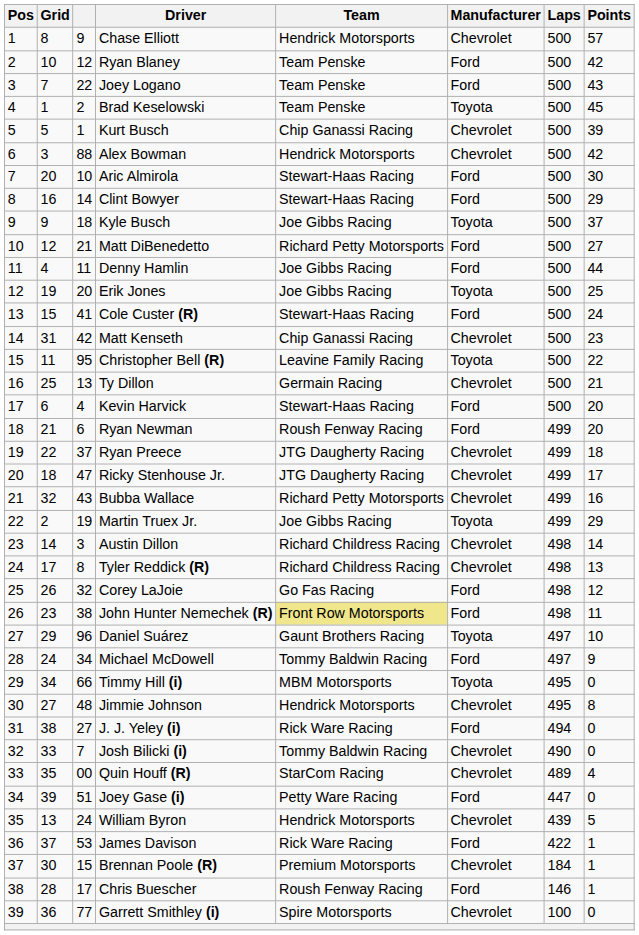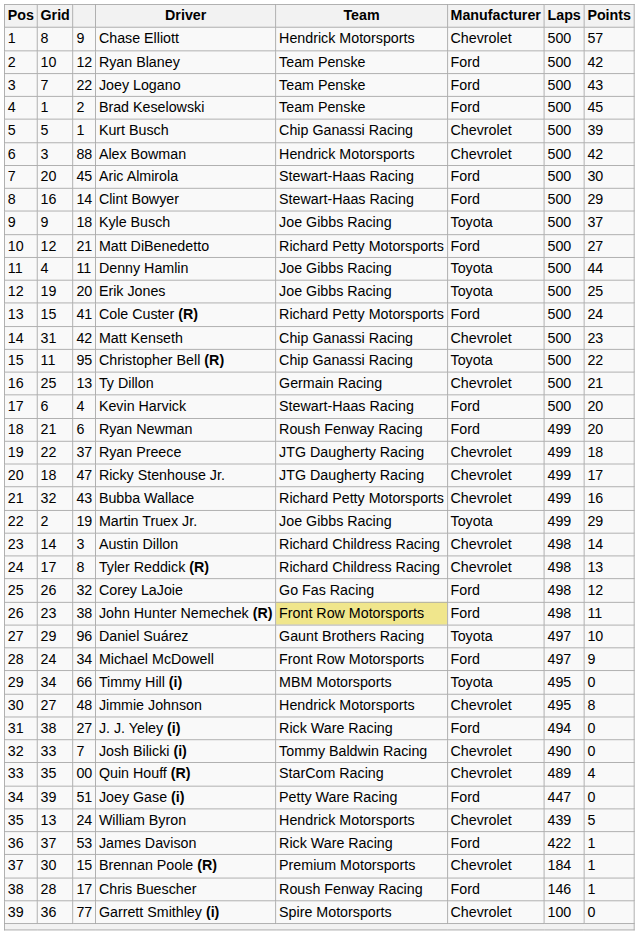(472, 107) Toyota -> (465, 107) Ford
(84, 176) 10 -> (84, 176) 45
(465, 268) Ford -> (472, 268) Toyota
(346, 314) Stewart-Haas Racing -> (362, 314) Richard Petty Motorsports
(351, 360) Leavine Family Racing -> (346, 360) Chip Ganassi Racing
(353, 659) Tommy Baldwin Racing -> (352, 659) Front Row Motorsports
